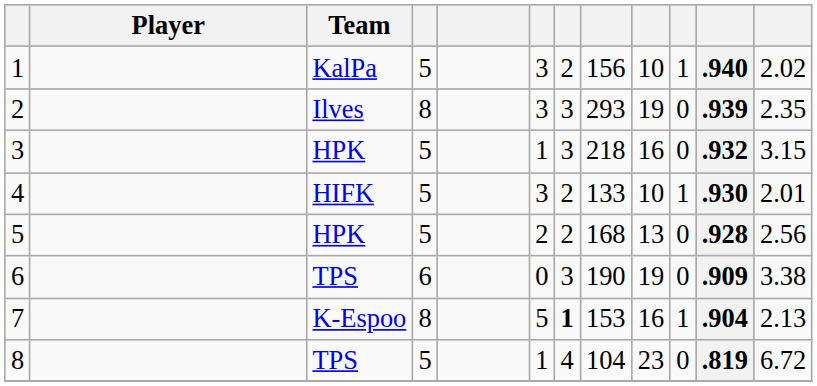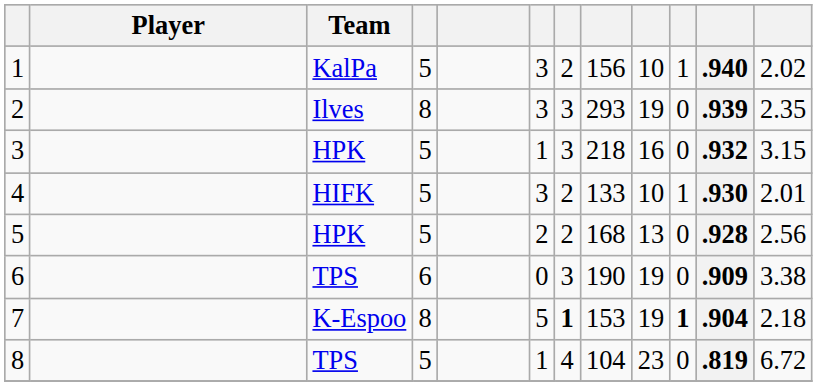(651, 318) 16 -> (651, 318) 19
(683, 318) normal -> (683, 318) bold
(783, 318) 2.13 -> (783, 318) 2.18
